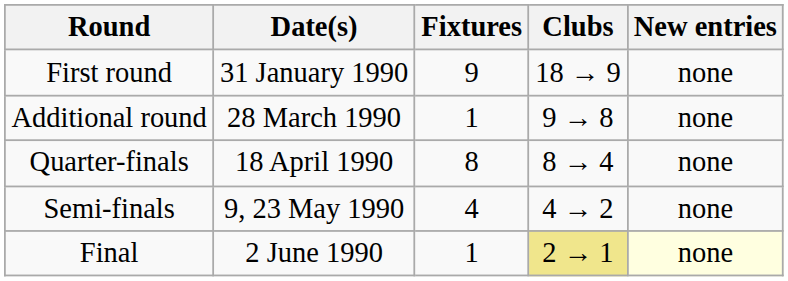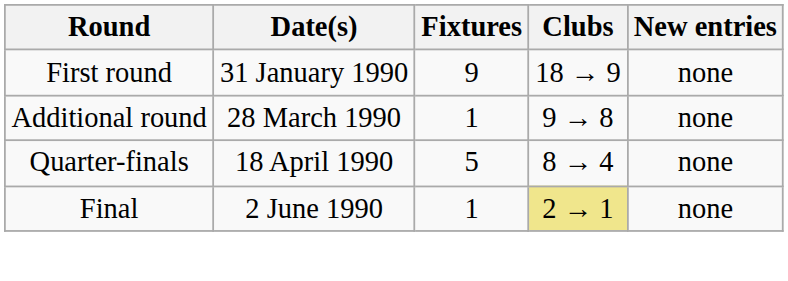(472, 162) 8 -> (472, 162) 5
- row: (109, 207)
(705, 252) lightyellow background -> (705, 207) no background
